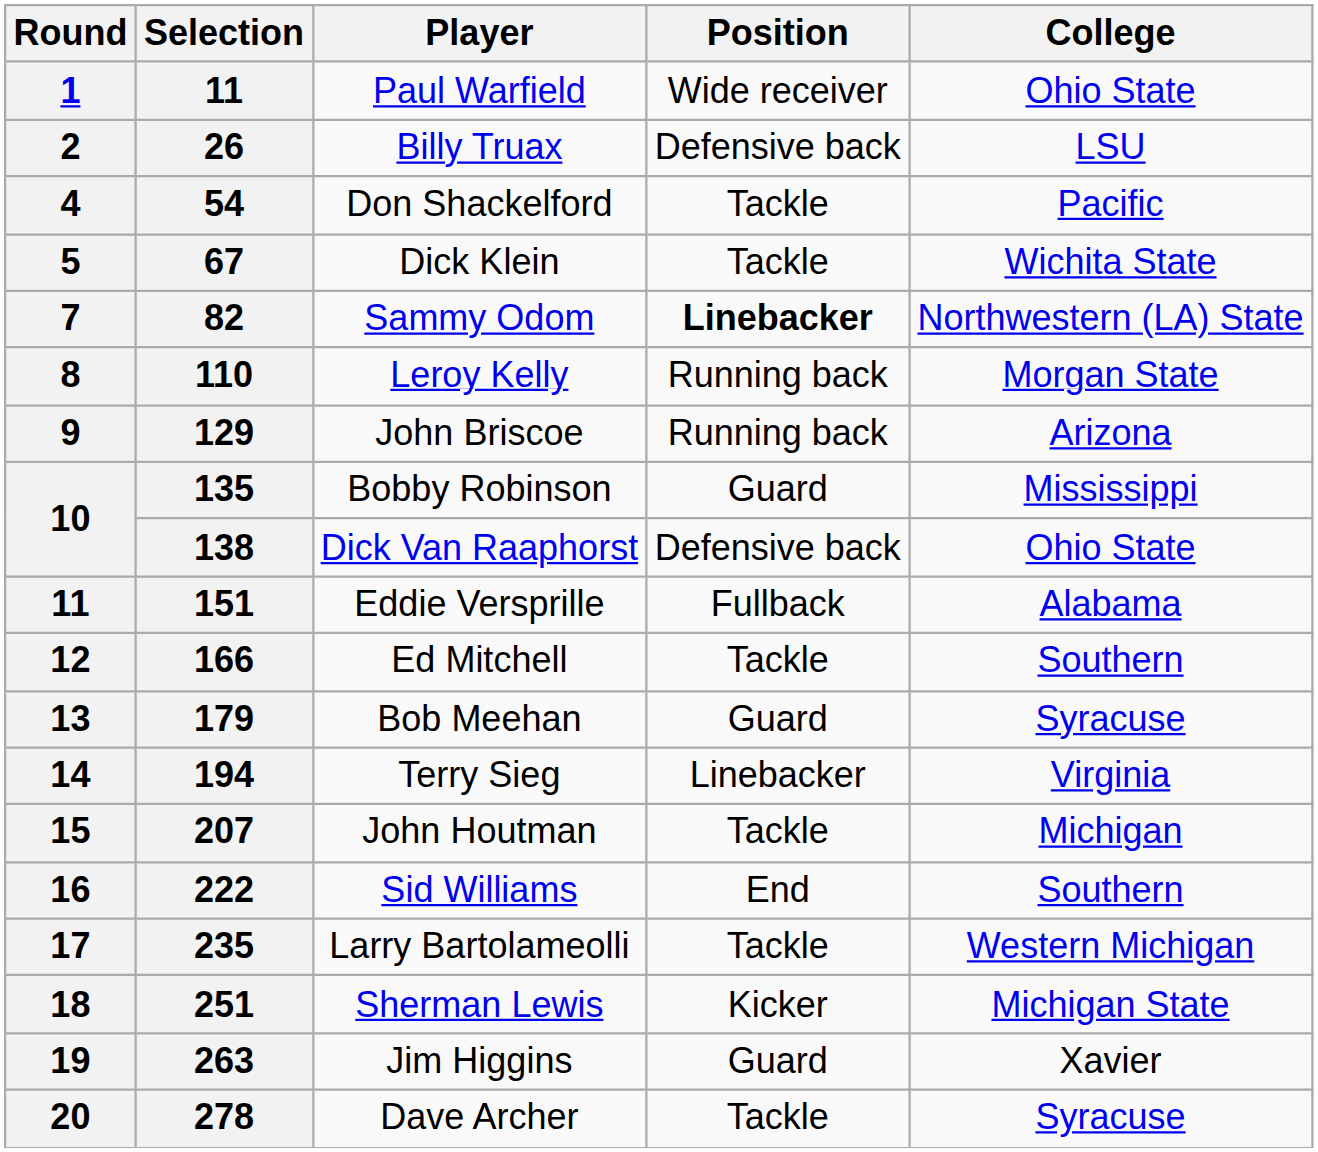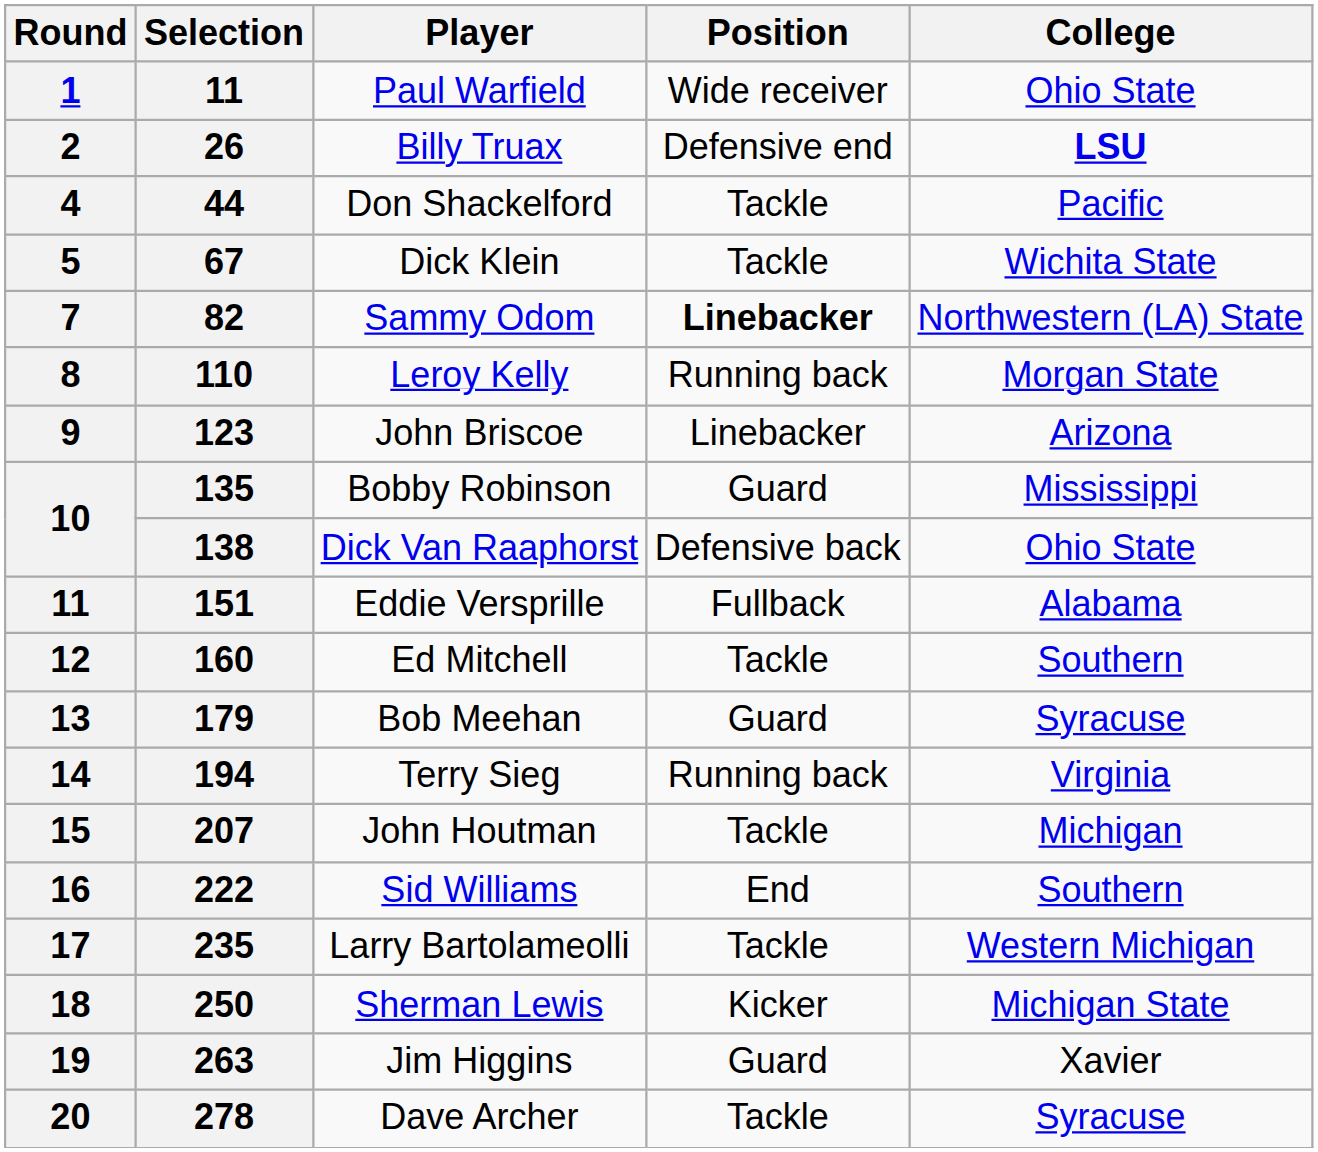(778, 147) Defensive back -> (778, 147) Defensive end
(1111, 147) normal -> (1111, 147) bold
(224, 204) 54 -> (224, 204) 44
(224, 432) 129 -> (224, 432) 123
(778, 432) Running back -> (778, 432) Linebacker
(224, 661) 166 -> (224, 661) 160
(778, 775) Linebacker -> (778, 775) Running back
(224, 1003) 251 -> (224, 1003) 250
